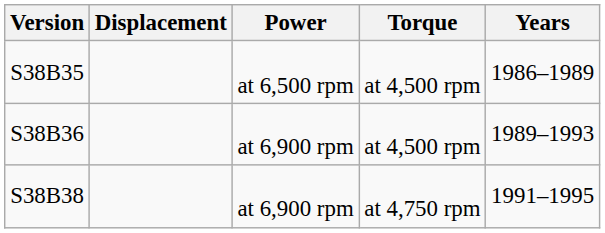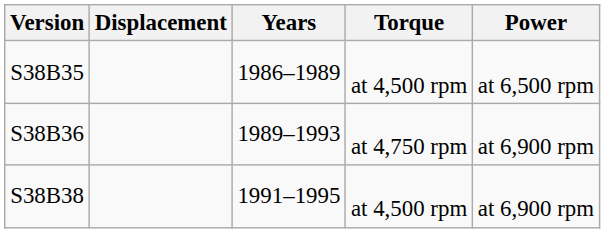columns swapped: (296, 22) <-> (543, 22)
(422, 146) at 4,500 rpm -> (409, 146) at 4,750 rpm
(422, 208) at 4,750 rpm -> (409, 208) at 4,500 rpm
